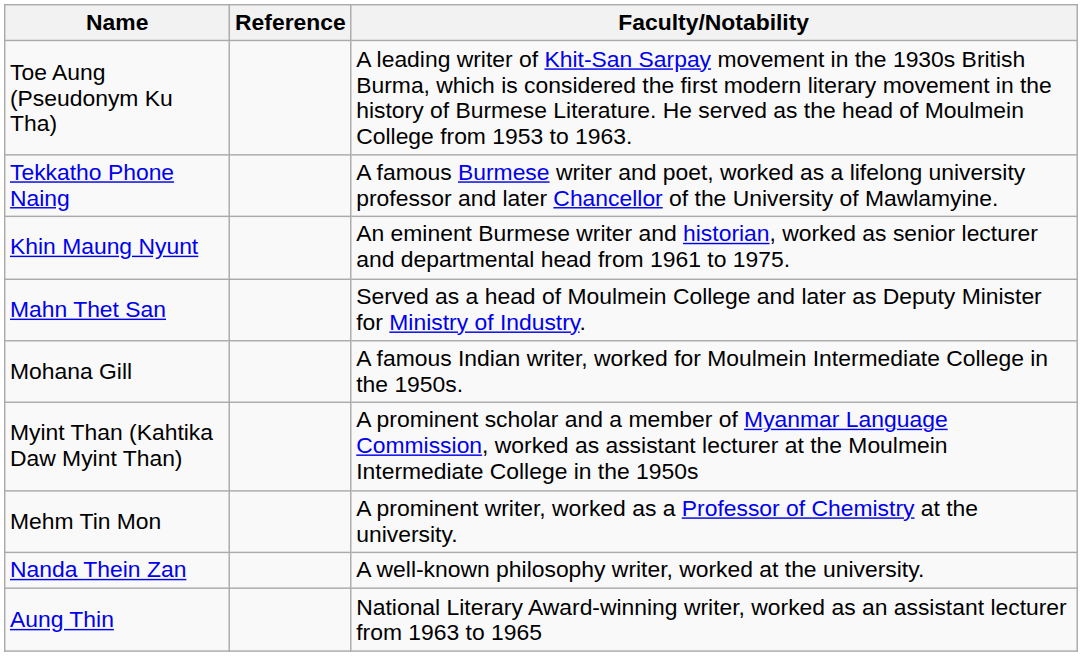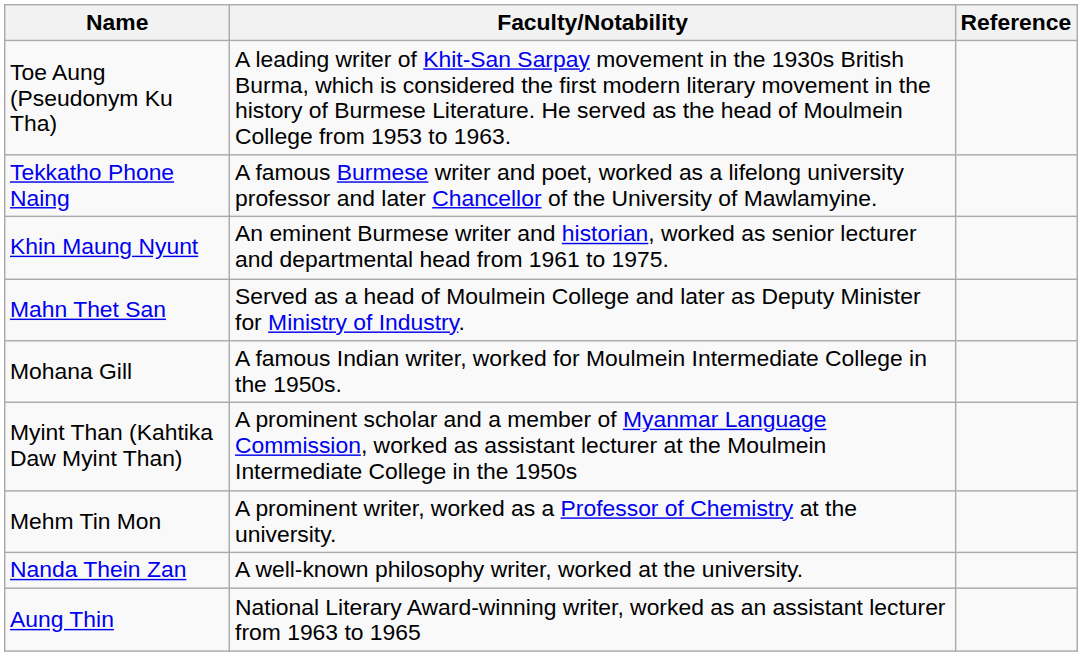columns swapped: (714, 22) <-> (290, 22)
